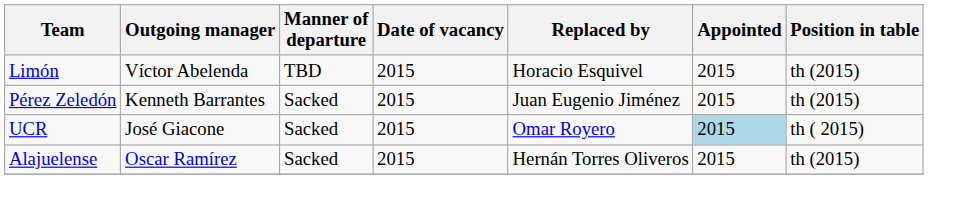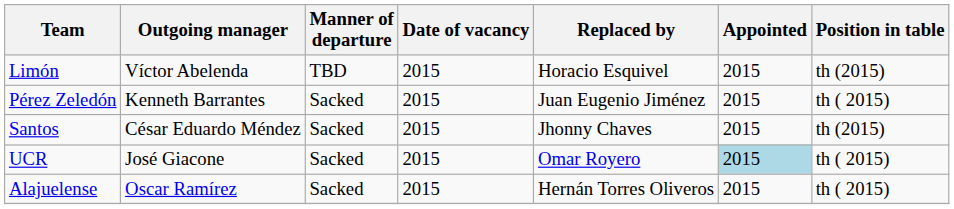(825, 99) th (2015) -> (853, 99) th ( 2015)
+ row: (34, 129)
(825, 159) th (2015) -> (853, 188) th ( 2015)
